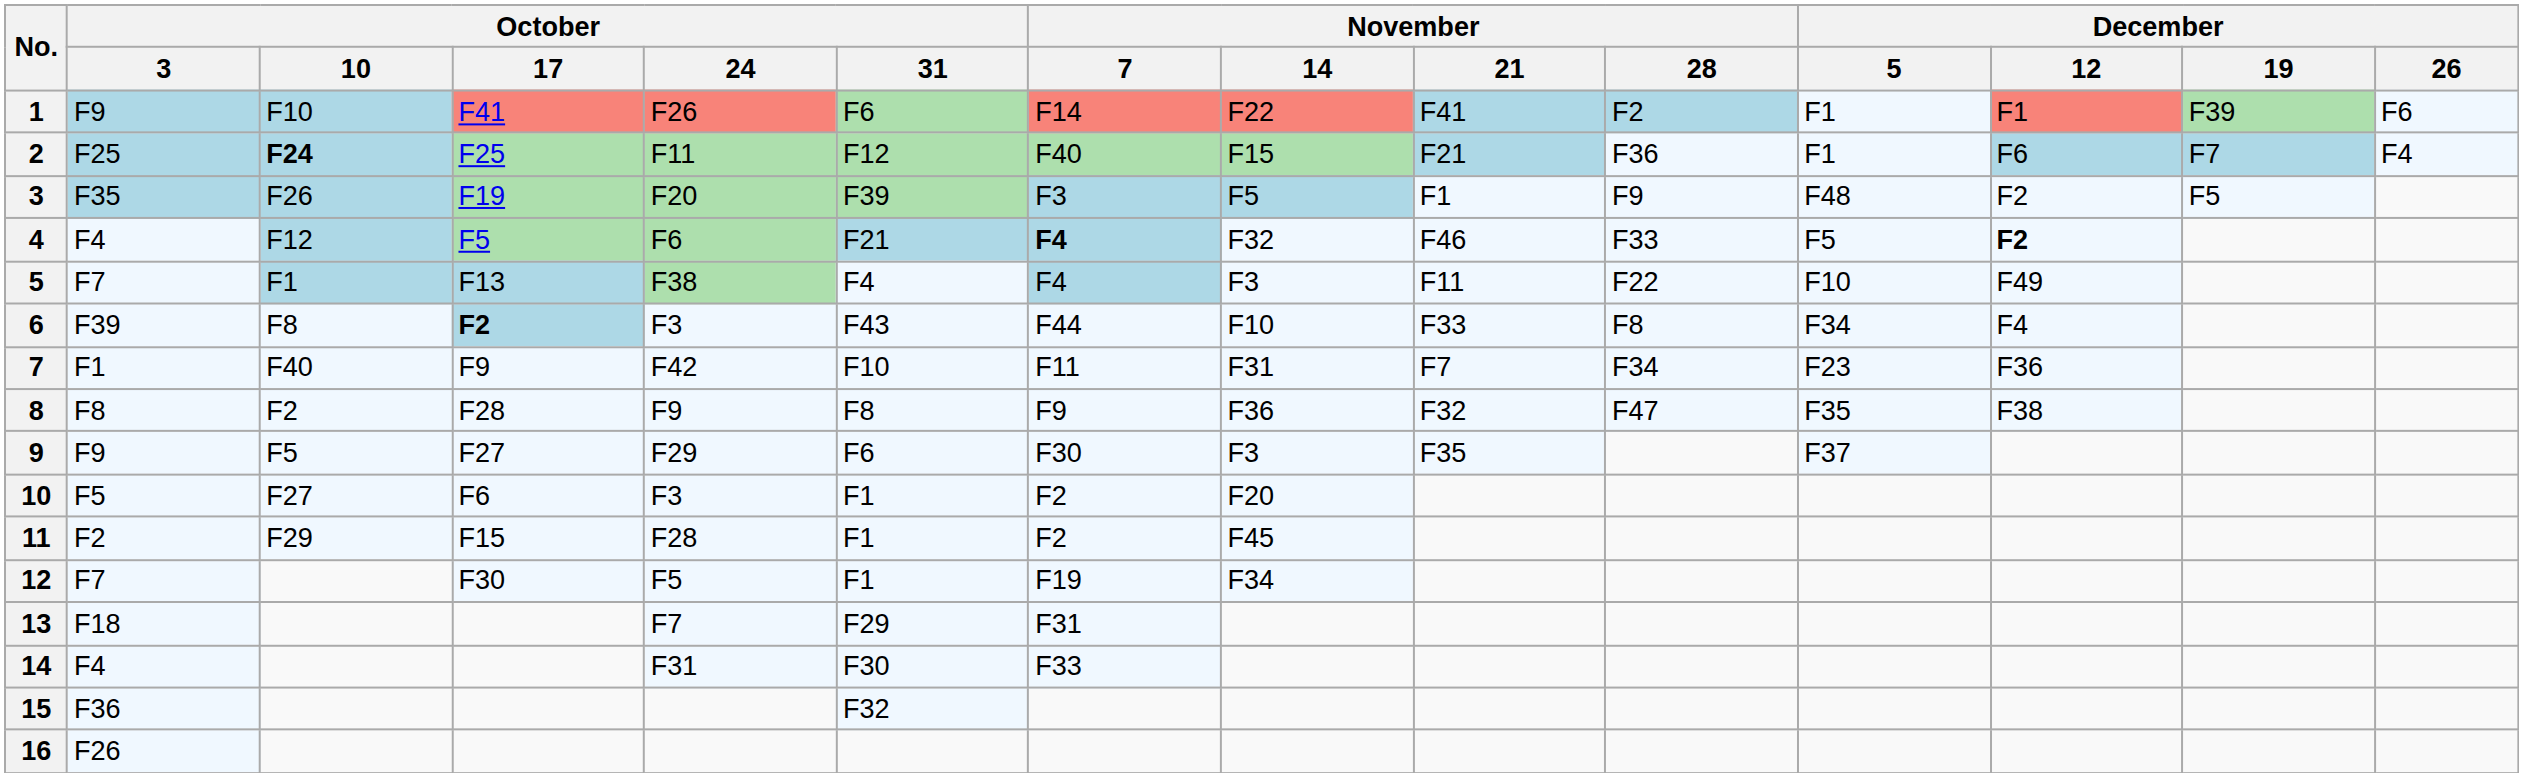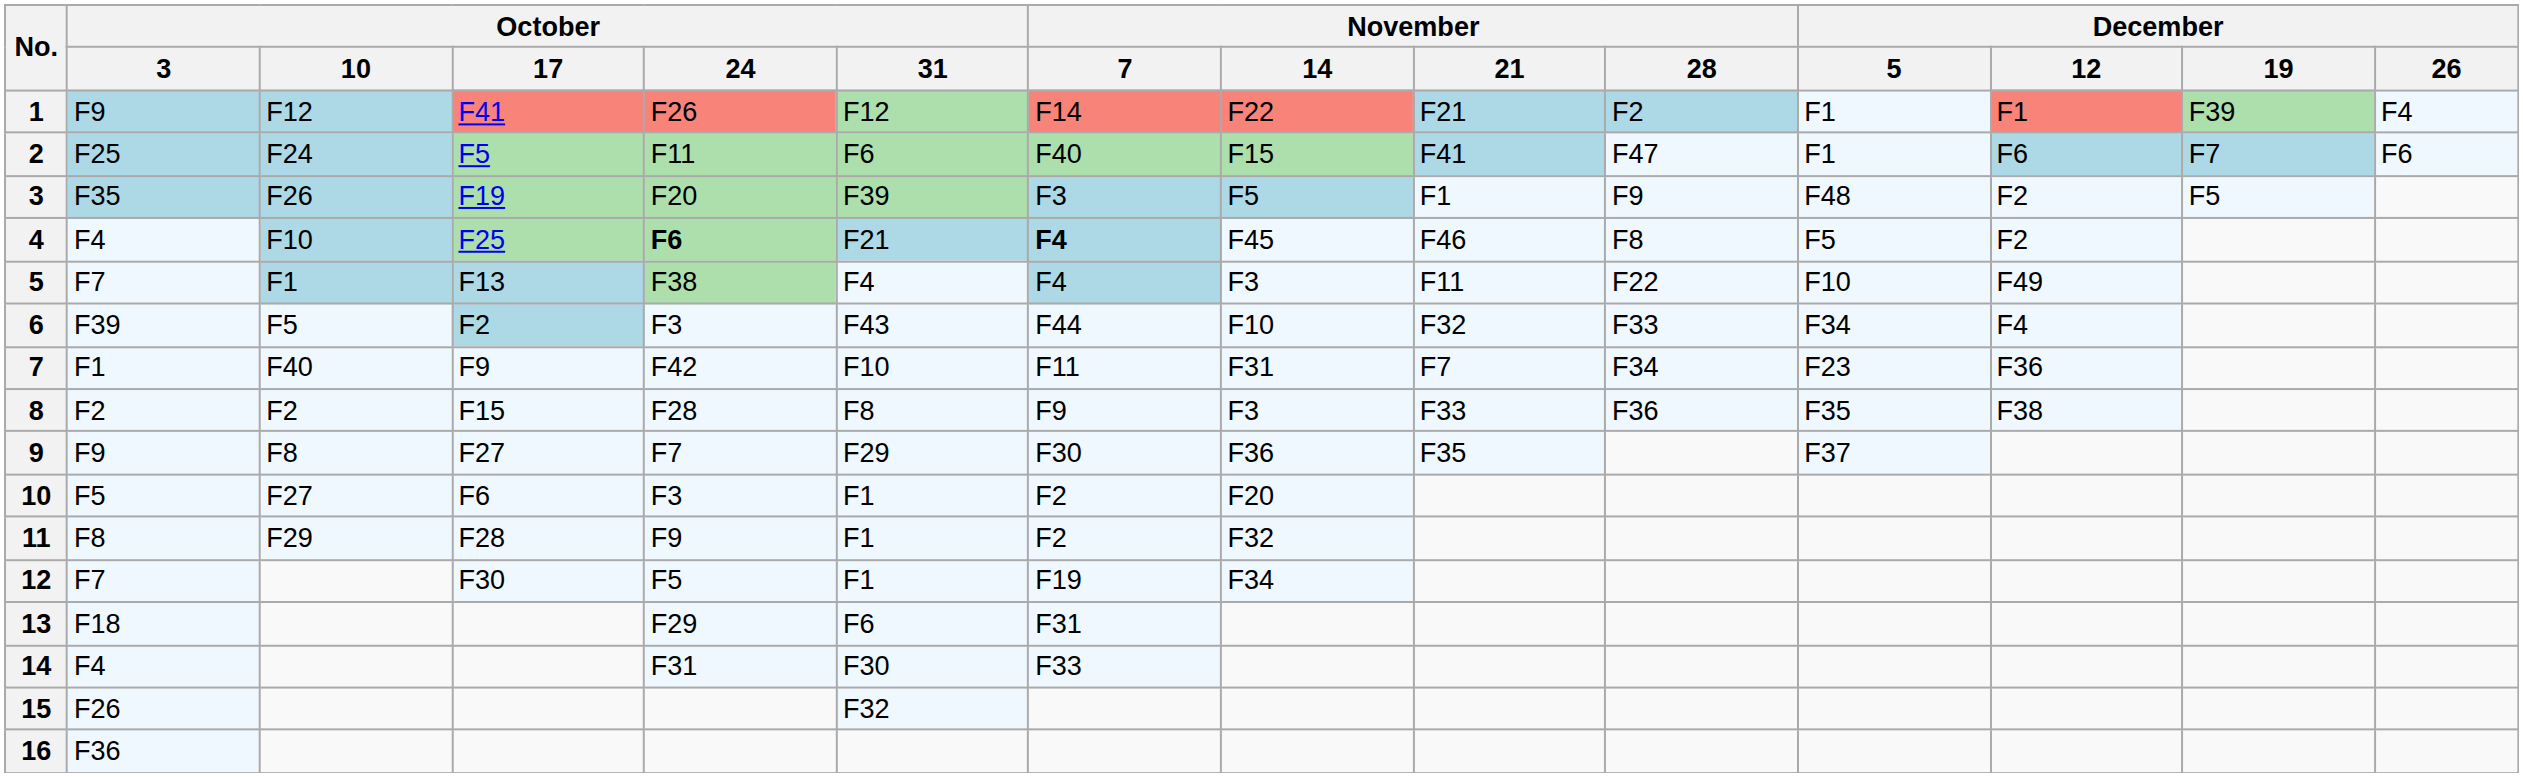(290, 111) F10 -> (290, 111) F12
(859, 111) F6 -> (866, 111) F12
(1443, 111) F41 -> (1443, 111) F21
(2397, 111) F6 -> (2397, 111) F4
(290, 154) bold -> (290, 154) normal
(482, 154) F25 -> (474, 154) F5
(866, 154) F12 -> (859, 154) F6
(1443, 154) F21 -> (1443, 154) F41
(1635, 154) F36 -> (1635, 154) F47
(2397, 154) F4 -> (2397, 154) F6
(290, 239) F12 -> (290, 239) F10
(474, 239) F5 -> (482, 239) F25
(667, 239) normal -> (667, 239) bold
(1251, 239) F32 -> (1251, 239) F45
(1635, 239) F33 -> (1628, 239) F8
(2012, 239) bold -> (2012, 239) normal
(282, 325) F8 -> (282, 325) F5
(474, 325) bold -> (474, 325) normal
(1443, 325) F33 -> (1443, 325) F32
(1628, 325) F8 -> (1635, 325) F33
(90, 410) F8 -> (90, 410) F2
(482, 410) F28 -> (482, 410) F15
(667, 410) F9 -> (674, 410) F28
(1251, 410) F36 -> (1243, 410) F3
(1443, 410) F32 -> (1443, 410) F33
(1635, 410) F47 -> (1635, 410) F36
(282, 453) F5 -> (282, 453) F8
(674, 453) F29 -> (667, 453) F7
(859, 453) F6 -> (866, 453) F29
(1243, 453) F3 -> (1251, 453) F36
(90, 538) F2 -> (90, 538) F8
(482, 538) F15 -> (482, 538) F28
(674, 538) F28 -> (667, 538) F9
(1251, 538) F45 -> (1251, 538) F32
(667, 623) F7 -> (674, 623) F29
(866, 623) F29 -> (859, 623) F6
(97, 708) F36 -> (97, 708) F26
(97, 751) F26 -> (97, 751) F36
